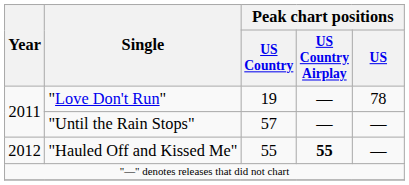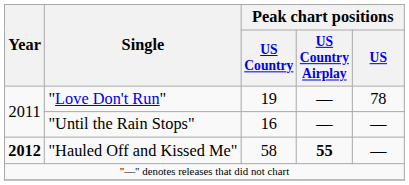(269, 124) 57 -> (269, 124) 16
(25, 150) normal -> (25, 150) bold
(269, 150) 55 -> (269, 150) 58
